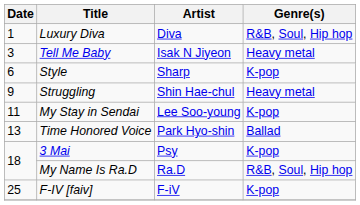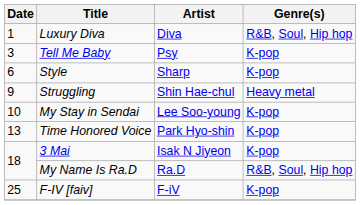(194, 53) Isak N Jiyeon -> (167, 53) Psy
(281, 53) Heavy metal -> (263, 53) K-pop
(14, 111) 11 -> (14, 111) 10
(263, 131) Ballad -> (263, 131) K-pop
(167, 151) Psy -> (194, 151) Isak N Jiyeon
